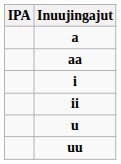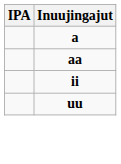- row: (75, 81)
- row: (75, 125)
